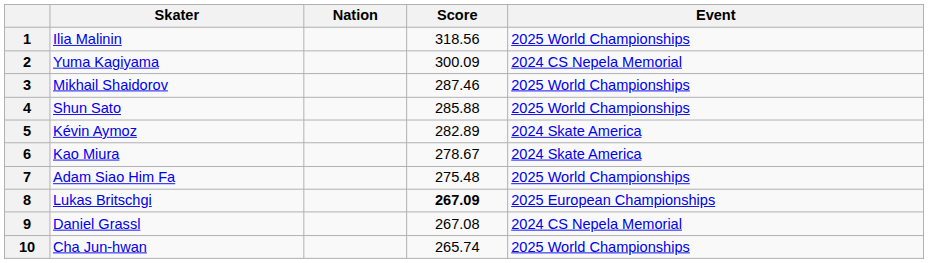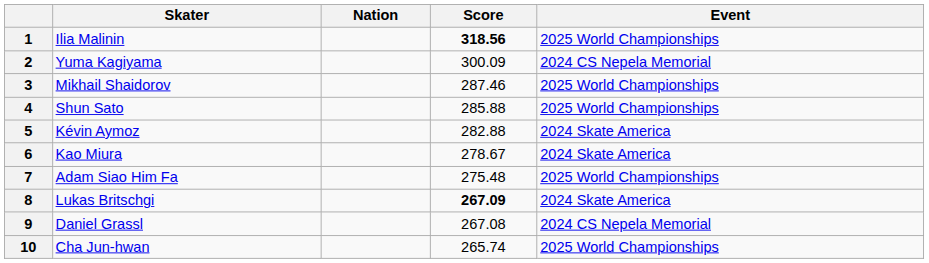(457, 39) normal -> (483, 39) bold
(457, 131) 282.89 -> (483, 131) 282.88
(613, 200) 2025 European Championships -> (605, 200) 2024 Skate America
